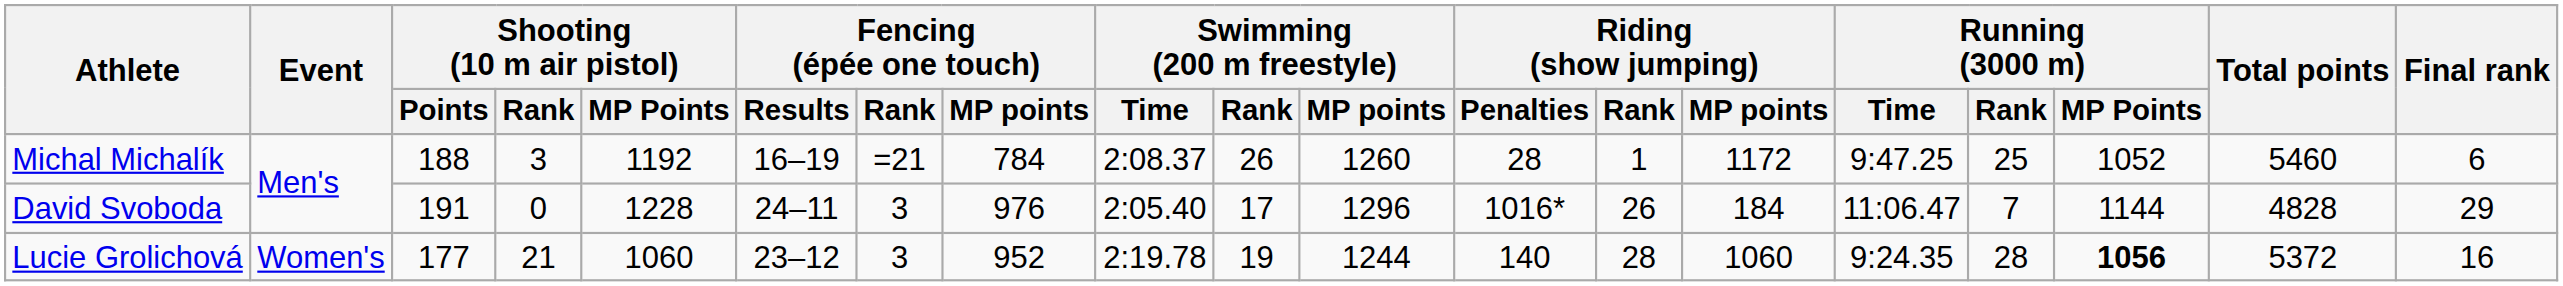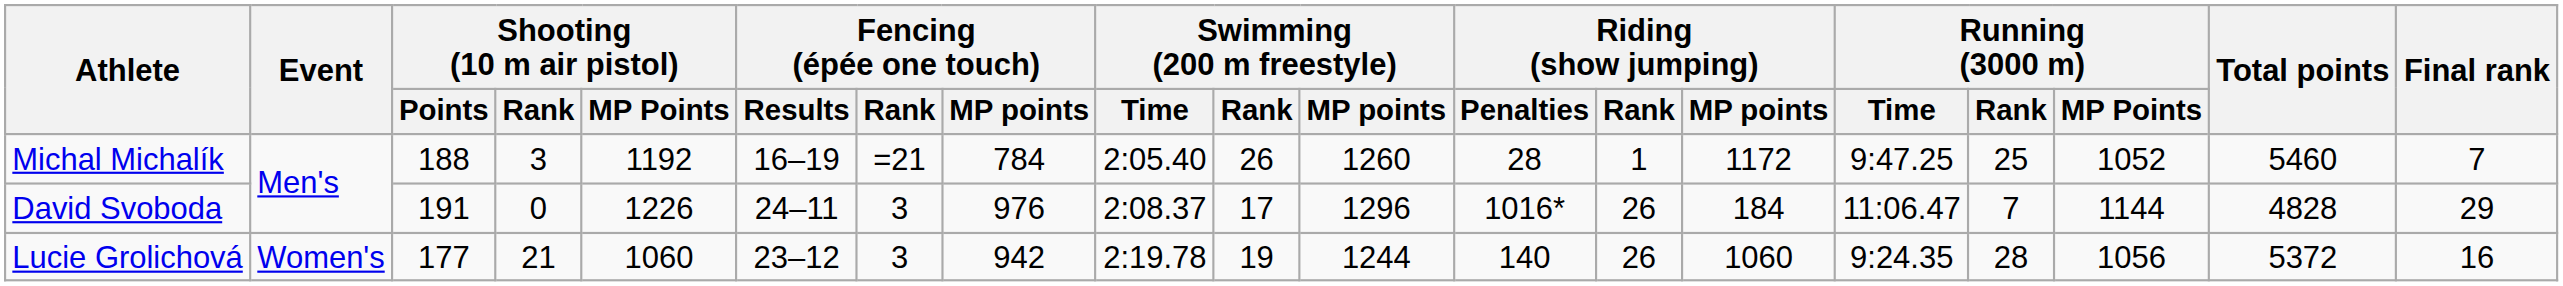(1155, 159) 2:08.37 -> (1155, 159) 2:05.40
(2477, 159) 6 -> (2477, 159) 7
(659, 208) 1228 -> (659, 208) 1226
(1155, 208) 2:05.40 -> (1155, 208) 2:08.37
(1019, 257) 952 -> (1019, 257) 942
(1639, 257) 28 -> (1639, 257) 26
(2131, 257) bold -> (2131, 257) normal
